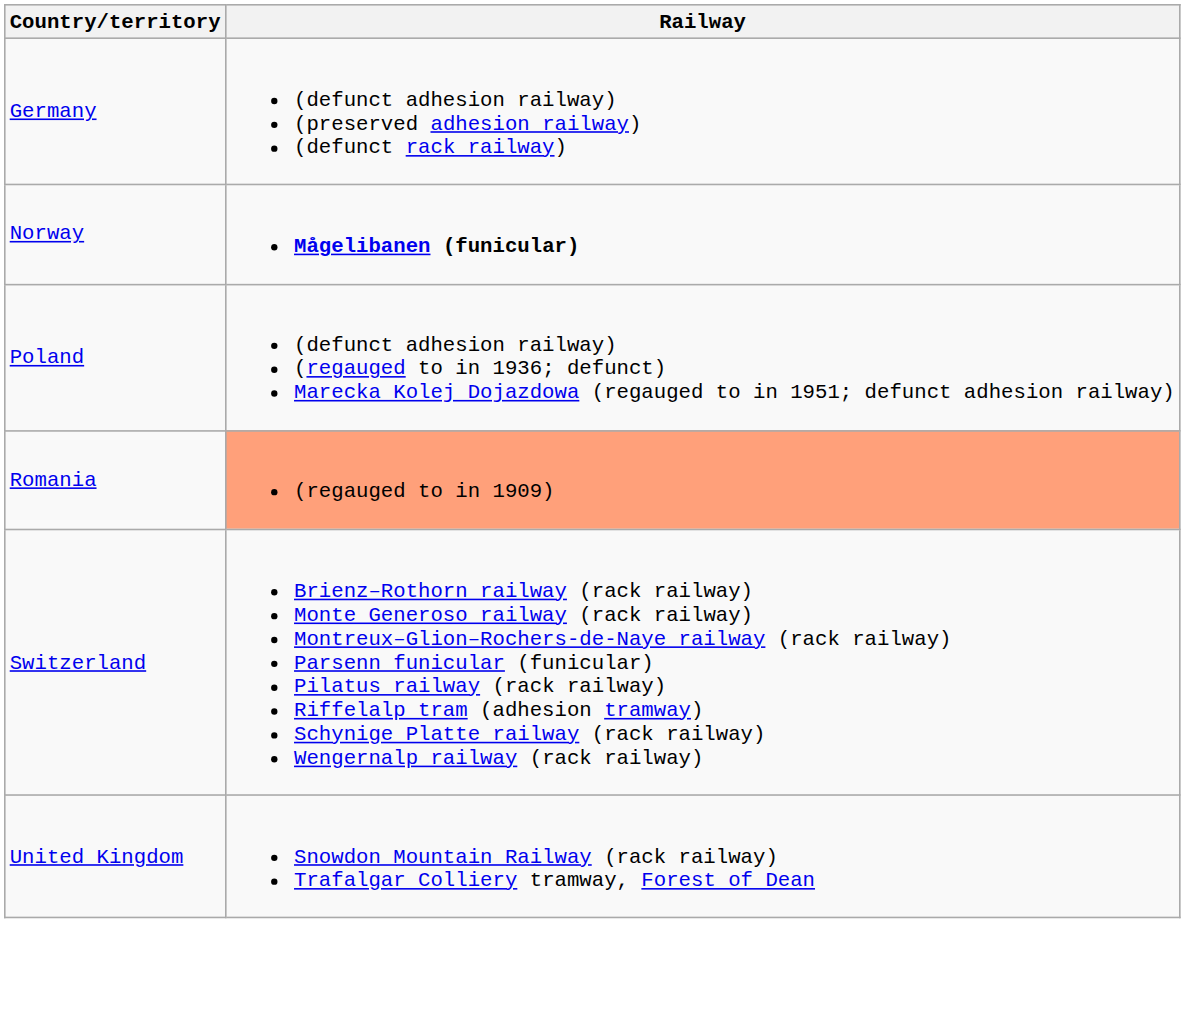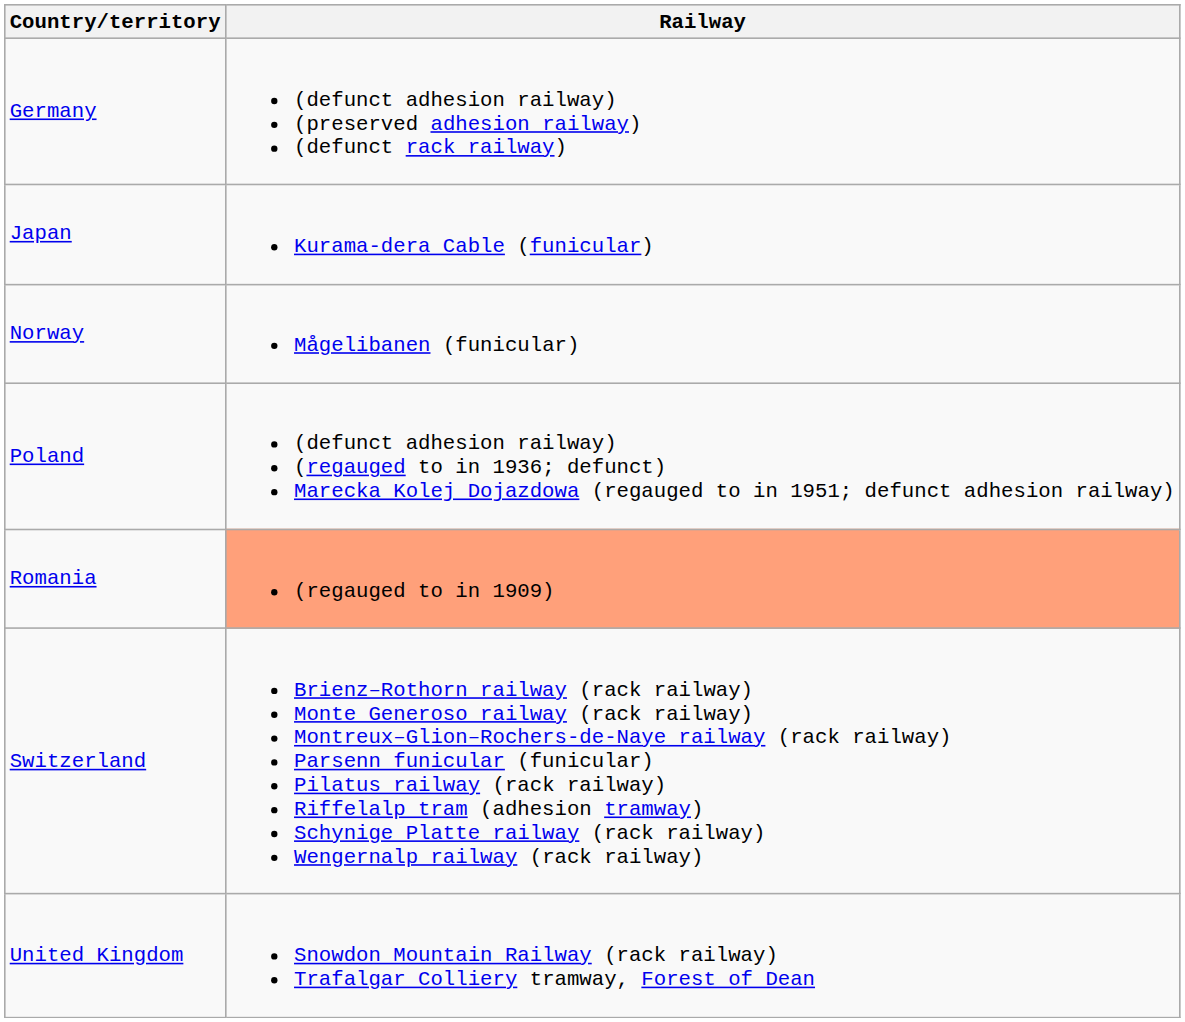+ row: (41, 235)
(703, 246) bold -> (703, 345) normal
